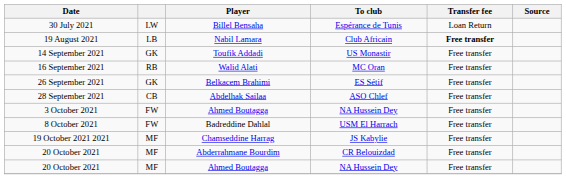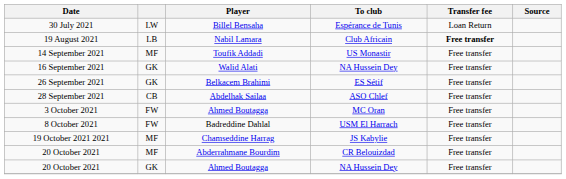(152, 53) GK -> (152, 53) MF
(152, 67) RB -> (152, 67) GK
(369, 67) MC Oran -> (369, 67) NA Hussein Dey
(369, 110) NA Hussein Dey -> (369, 110) MC Oran
(152, 166) MF -> (152, 166) GK
